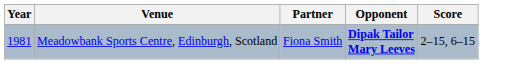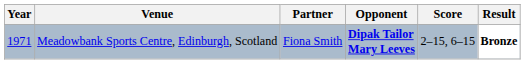+ column: (499, 14)
(19, 41) 1981 -> (19, 41) 1971
